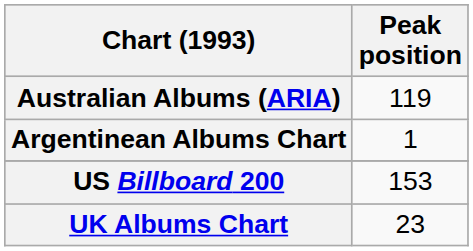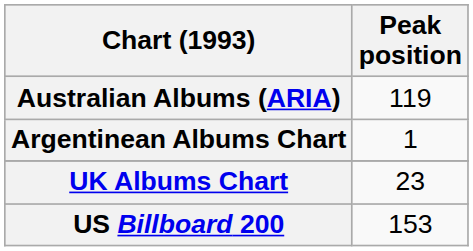rows swapped: (179, 223) <-> (179, 181)
